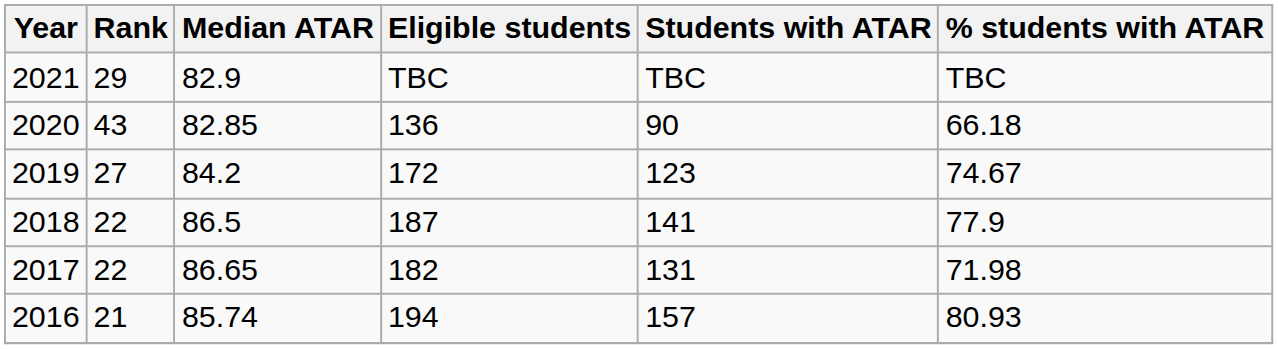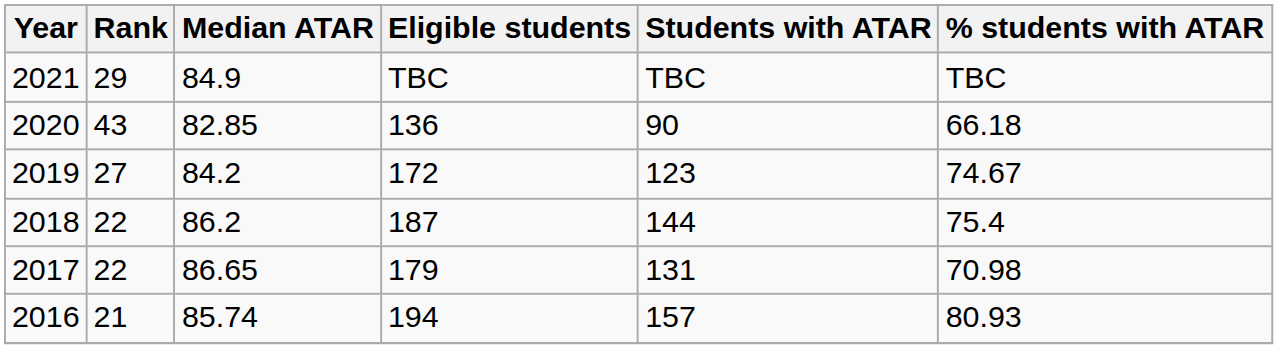(212, 76) 82.9 -> (212, 76) 84.9
(212, 221) 86.5 -> (212, 221) 86.2
(671, 221) 141 -> (671, 221) 144
(975, 221) 77.9 -> (975, 221) 75.4
(413, 269) 182 -> (413, 269) 179
(984, 269) 71.98 -> (984, 269) 70.98
